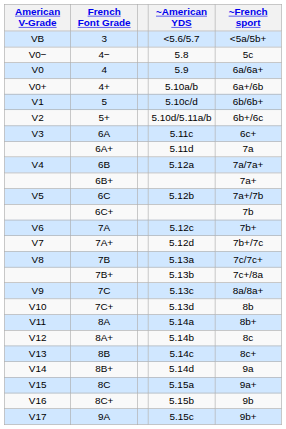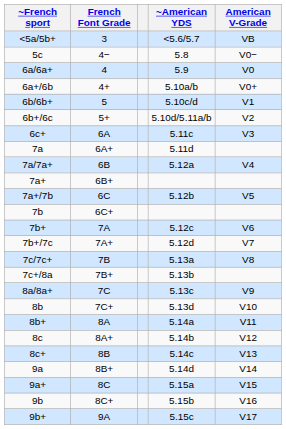columns swapped: (38, 17) <-> (248, 17)
